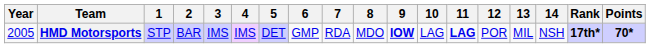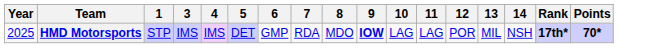- column: (189, 14)
(21, 33) 2005 -> (21, 33) 2025
(463, 33) bold -> (431, 33) normal
